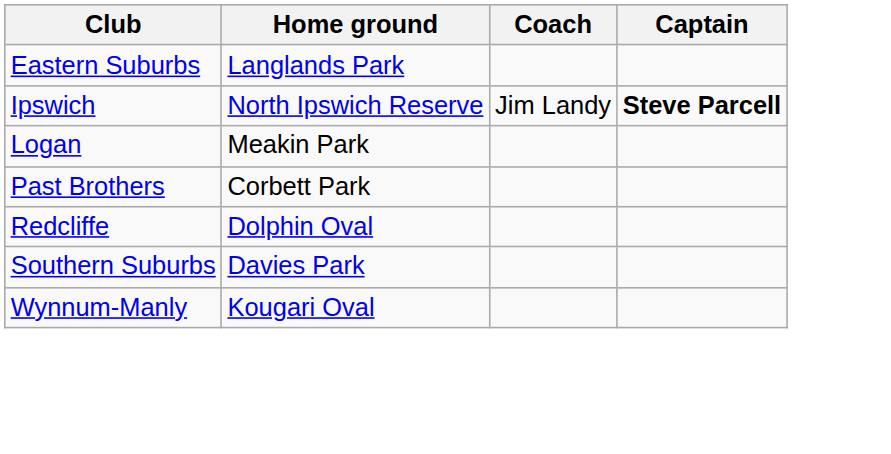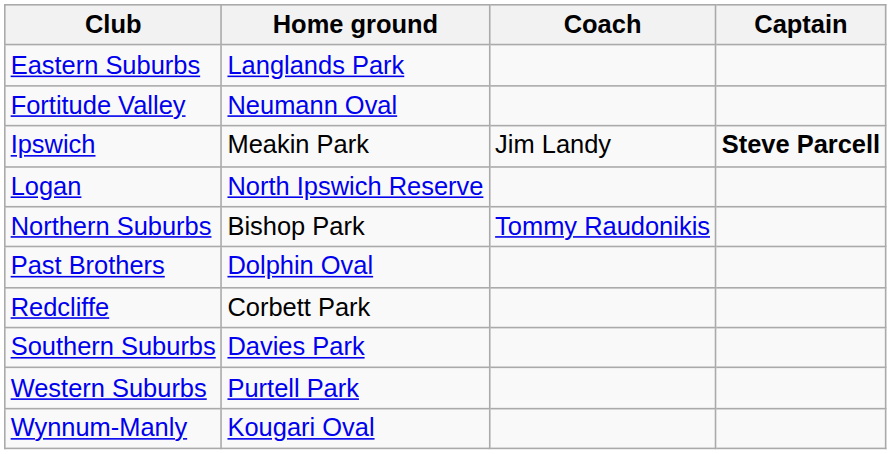+ row: (98, 105)
(355, 105) North Ipswich Reserve -> (298, 145) Meakin Park
(298, 145) Meakin Park -> (355, 186) North Ipswich Reserve
+ row: (111, 226)
(299, 186) Corbett Park -> (300, 266) Dolphin Oval
(300, 226) Dolphin Oval -> (299, 307) Corbett Park
+ row: (109, 387)
